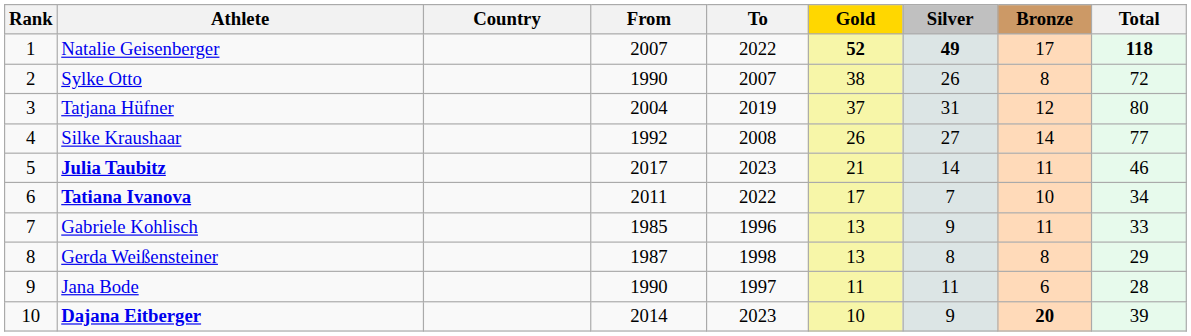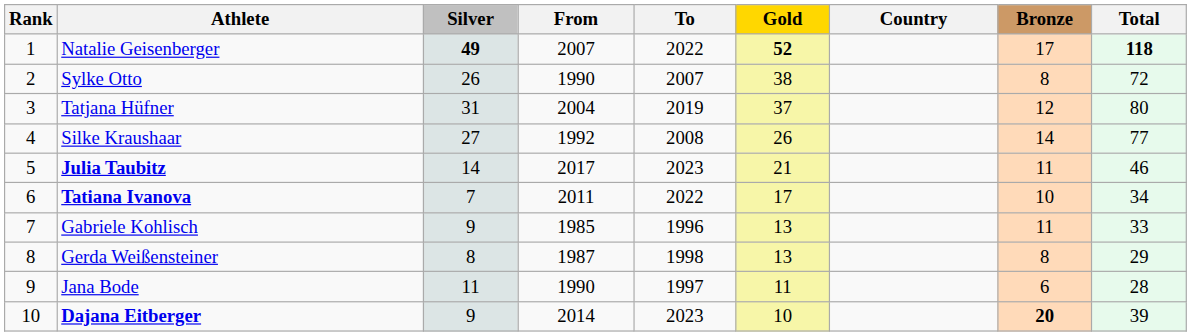columns swapped: (507, 19) <-> (950, 19)
